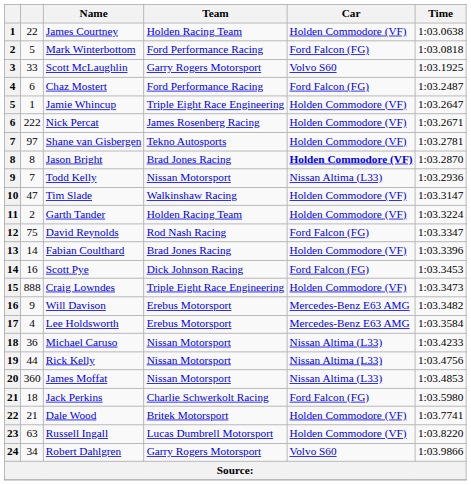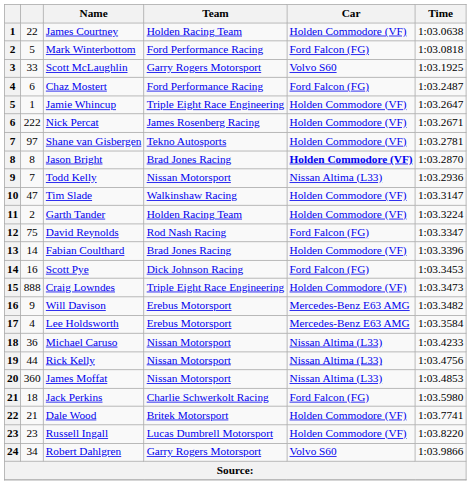(32, 433) 63 -> (32, 433) 23
